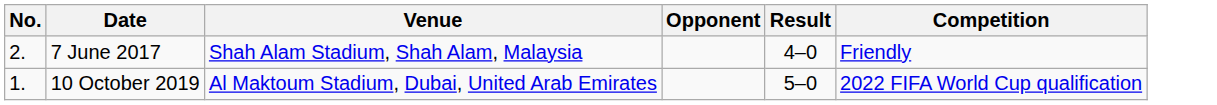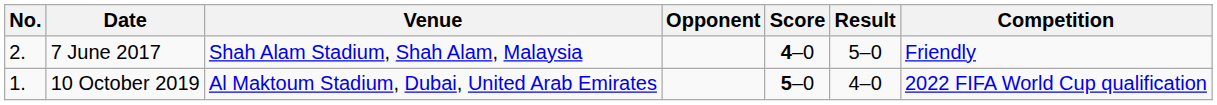+ column: (798, 20)
(800, 52) 4–0 -> (865, 52) 5–0
(800, 83) 5–0 -> (865, 83) 4–0
